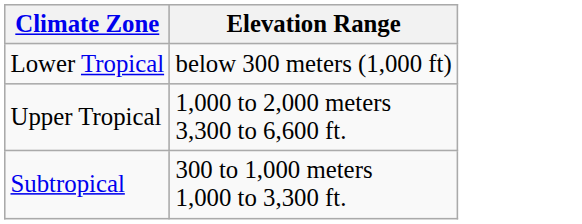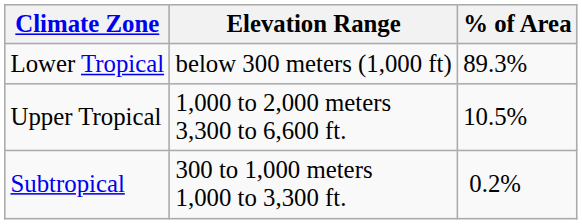+ column: (517, 24)
